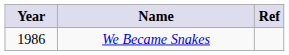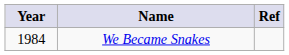(31, 39) 1986 -> (31, 39) 1984
